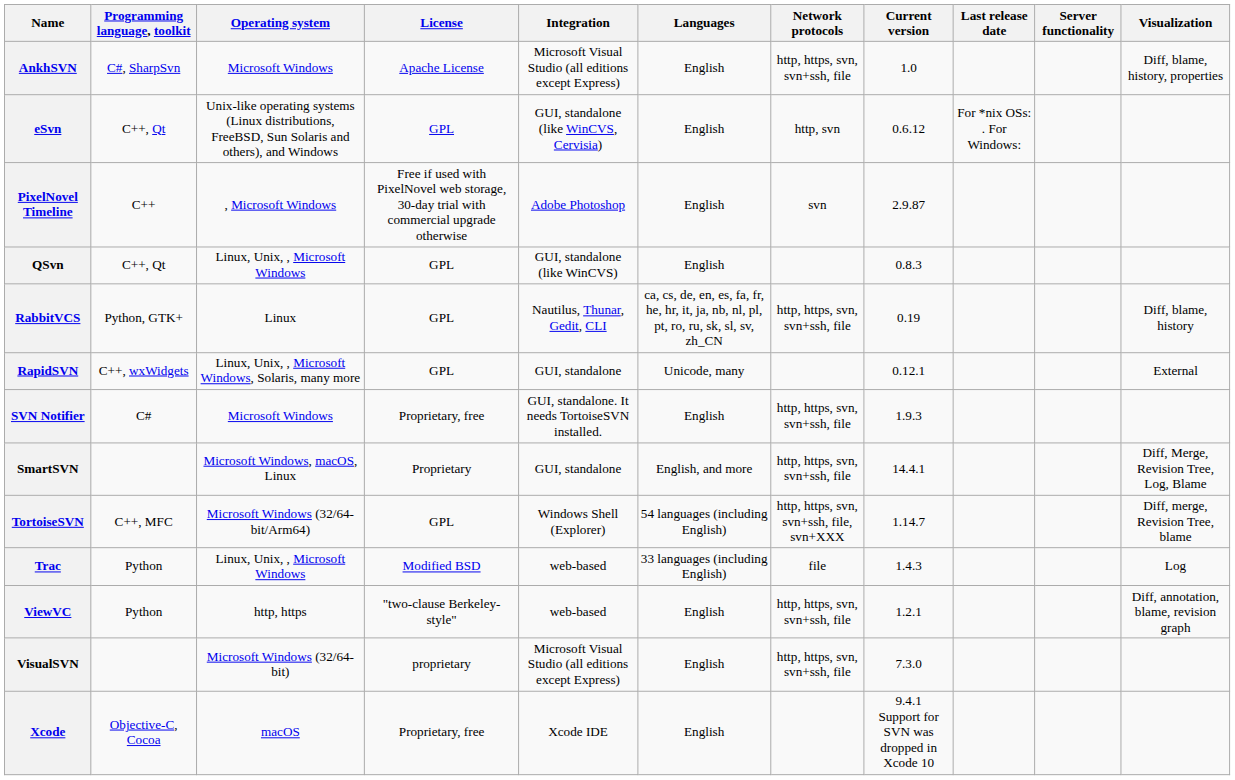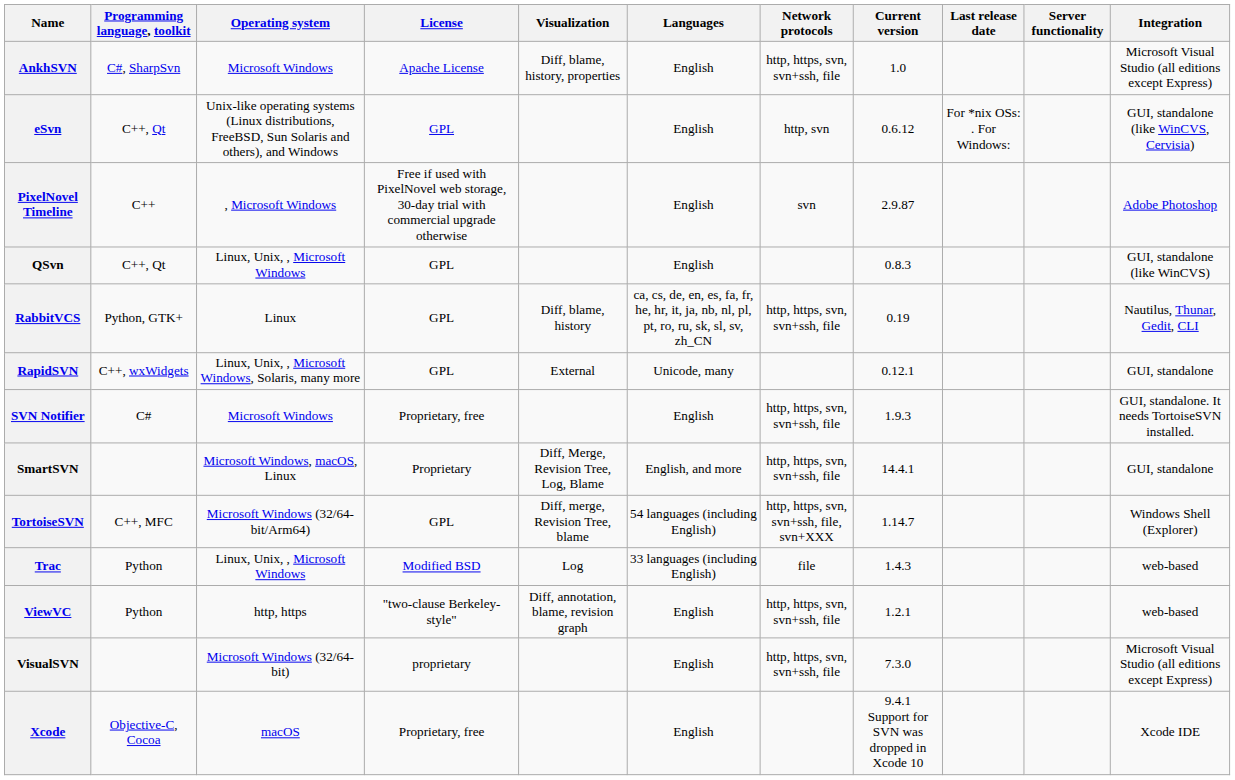columns swapped: (578, 22) <-> (1175, 22)
